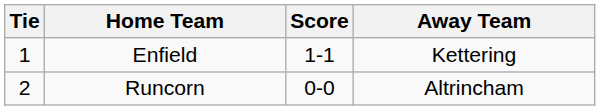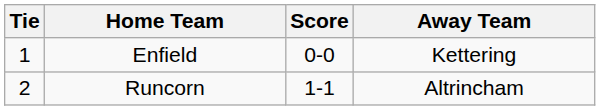(319, 54) 1-1 -> (319, 54) 0-0
(319, 88) 0-0 -> (319, 88) 1-1
